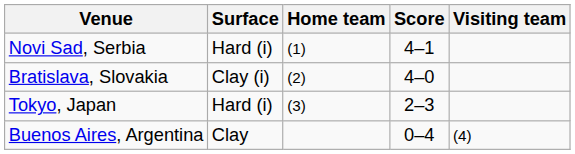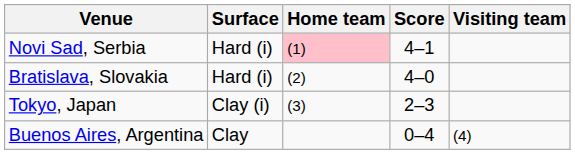(296, 49) no background -> (296, 49) pink background
(241, 76) Clay (i) -> (242, 76) Hard (i)
(242, 105) Hard (i) -> (241, 105) Clay (i)
